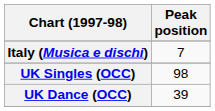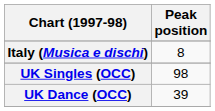(181, 52) 7 -> (181, 52) 8
